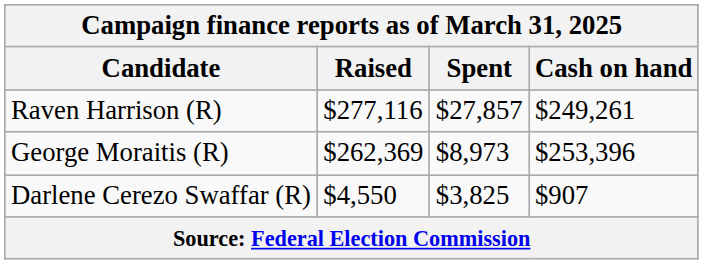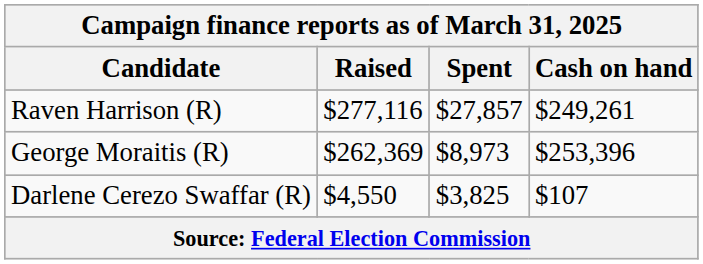(562, 195) $907 -> (562, 195) $107
